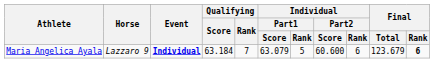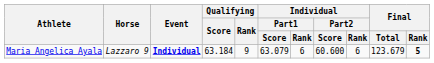(247, 51) 7 -> (247, 51) 9
(302, 51) 5 -> (302, 51) 6
(418, 51) 6 -> (418, 51) 5
